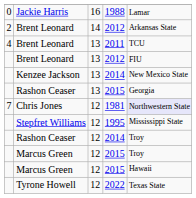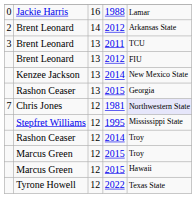(9, 43) 4 -> (9, 43) 3
